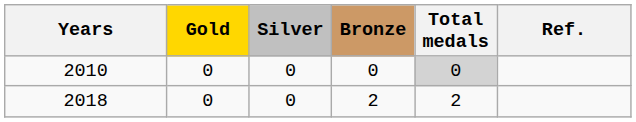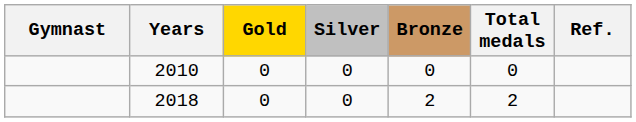+ column: (67, 30)
(456, 71) lightgrey background -> (512, 71) no background
